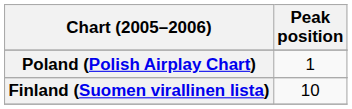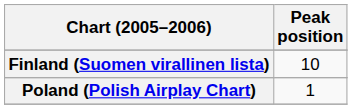rows swapped: (139, 90) <-> (139, 63)
